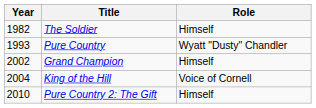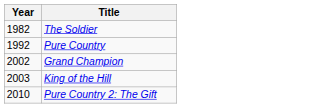- column: (244, 12)
(18, 45) 1993 -> (18, 45) 1992
(18, 78) 2004 -> (18, 78) 2003
